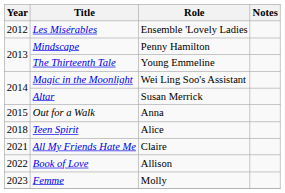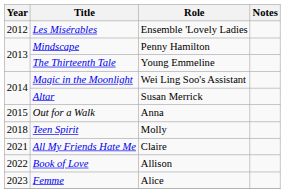(152, 130) Alice -> (154, 130) Molly
(154, 180) Molly -> (152, 180) Alice
